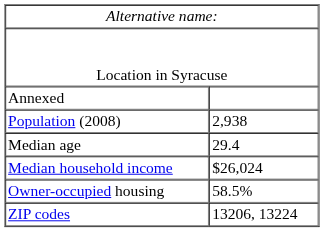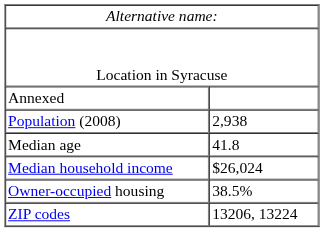(226, 144) 29.4 -> (226, 144) 41.8
(232, 191) 58.5% -> (232, 191) 38.5%
